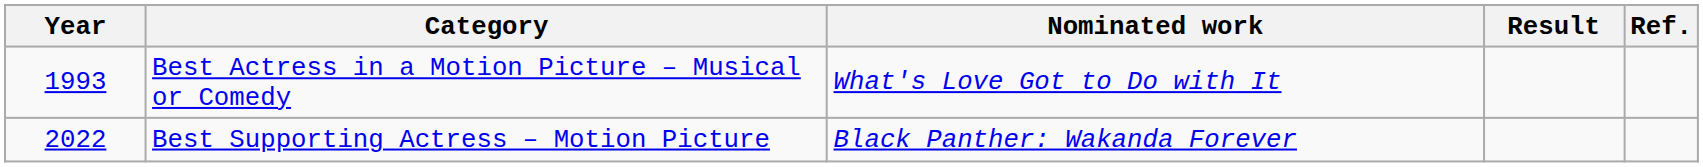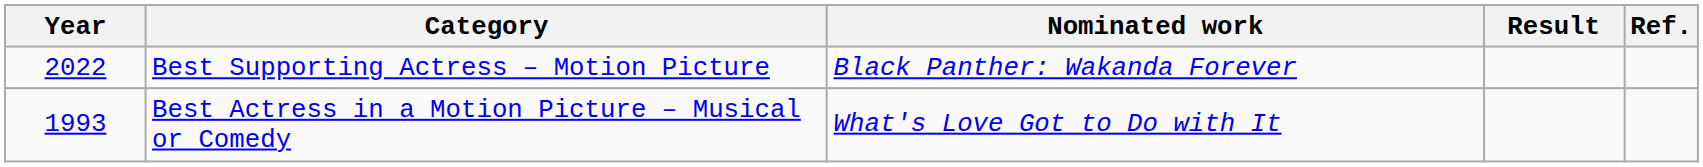rows swapped: (476, 83) <-> (461, 140)
